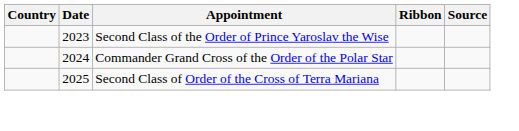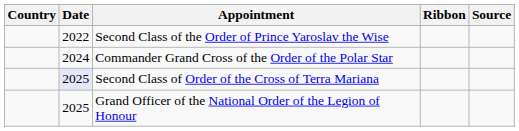(76, 36) 2023 -> (76, 36) 2022
(76, 79) no background -> (76, 79) lavender background
+ row: (238, 107)
